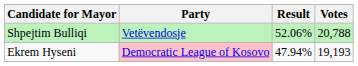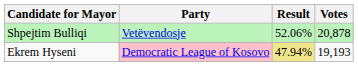(334, 33) 20,788 -> (334, 33) 20,878
(293, 52) no background -> (293, 52) khaki background
